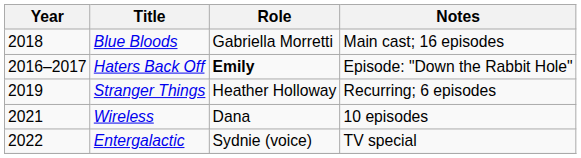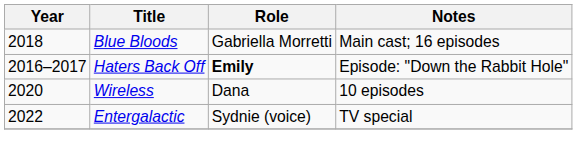- row: (150, 91)
(26, 116) 2021 -> (26, 91) 2020
